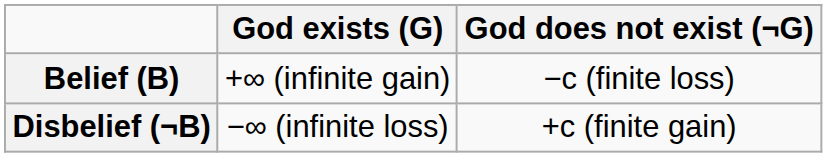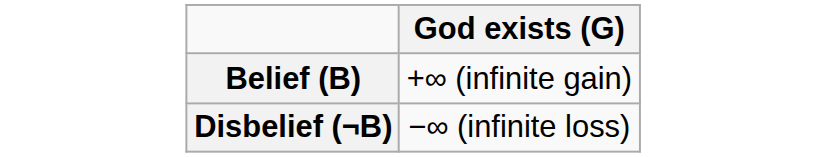- column: (639, 28)
